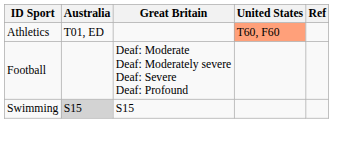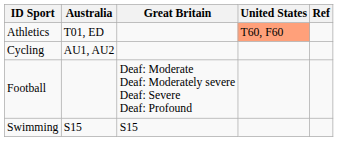+ row: (26, 50)
(73, 108) lightgrey background -> (73, 127) no background
